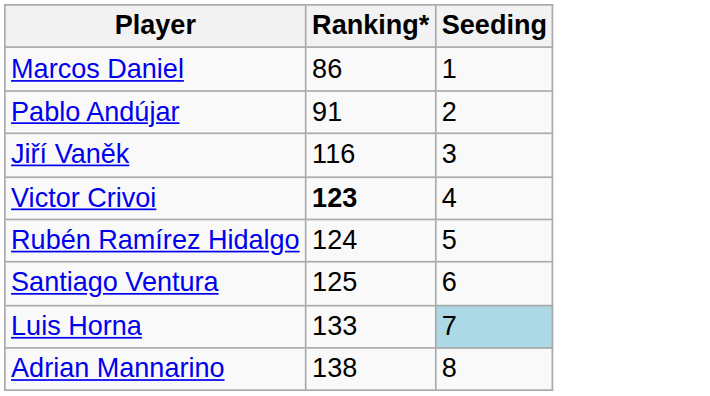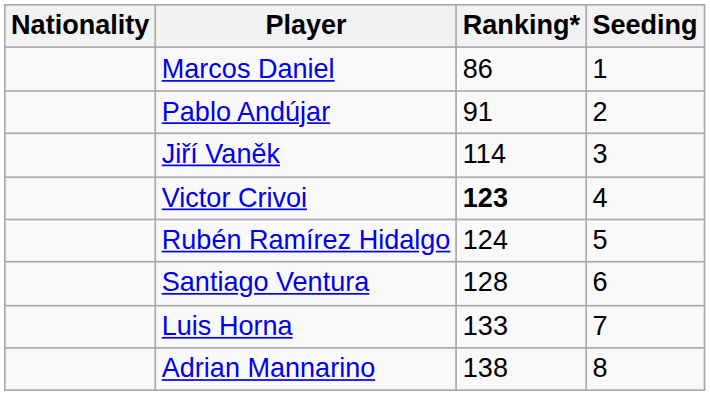+ column: (80, 25)
(334, 154) 116 -> (484, 154) 114
(335, 283) 125 -> (485, 283) 128
(449, 326) lightblue background -> (600, 326) no background
